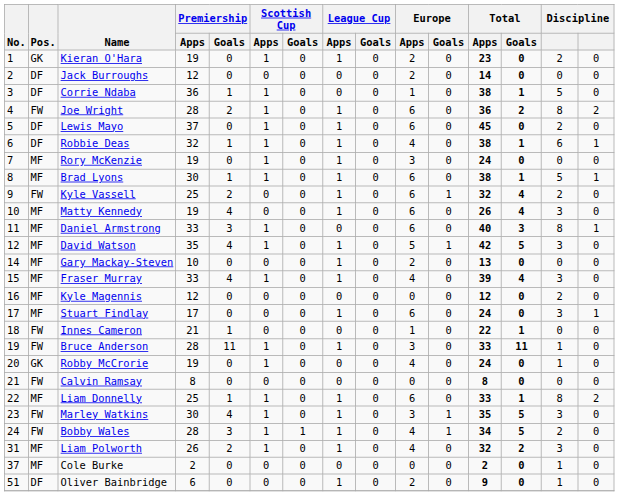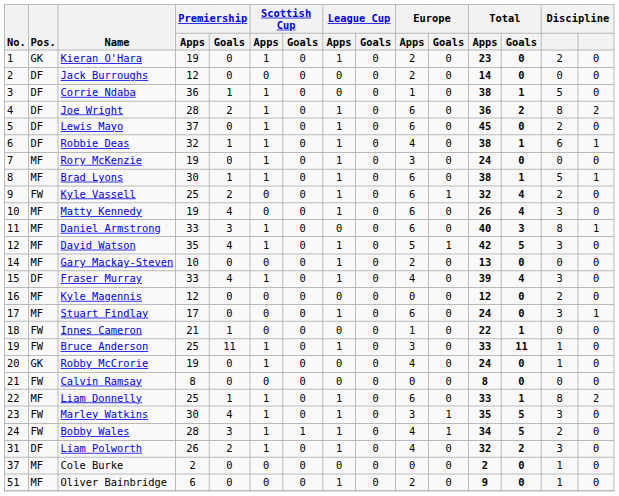(37, 110) FW -> (37, 110) DF
(37, 279) MF -> (37, 279) DF
(192, 347) 28 -> (192, 347) 25
(37, 449) MF -> (37, 449) DF
(37, 483) DF -> (37, 483) MF
